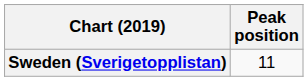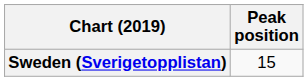(267, 62) 11 -> (267, 62) 15
